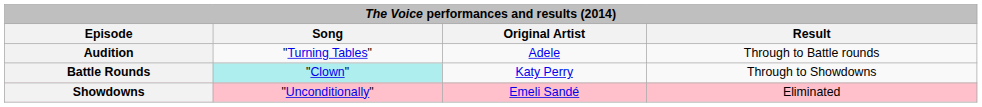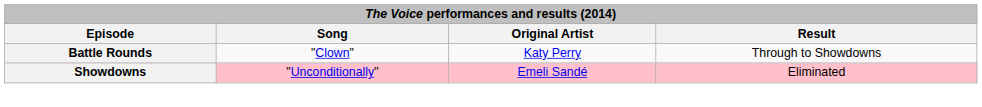- row: (109, 53)
(328, 72) paleturquoise background -> (332, 53) no background
